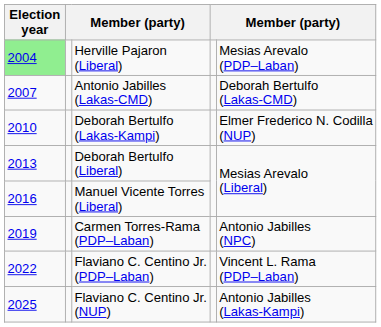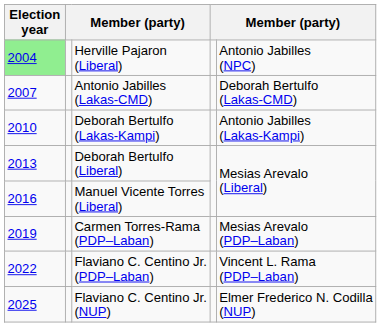(264, 58) Mesias Arevalo (PDP–Laban) -> (265, 58) Antonio Jabilles (NPC)
(296, 128) Elmer Frederico N. Codilla (NUP) -> (265, 128) Antonio Jabilles (Lakas-Kampi)
(265, 234) Antonio Jabilles (NPC) -> (264, 234) Mesias Arevalo (PDP–Laban)
(265, 305) Antonio Jabilles (Lakas-Kampi) -> (296, 305) Elmer Frederico N. Codilla (NUP)
